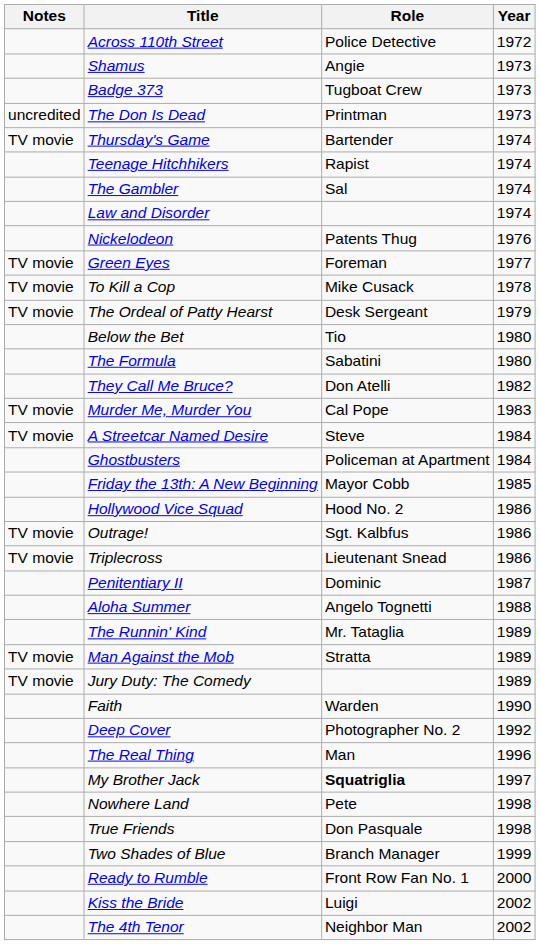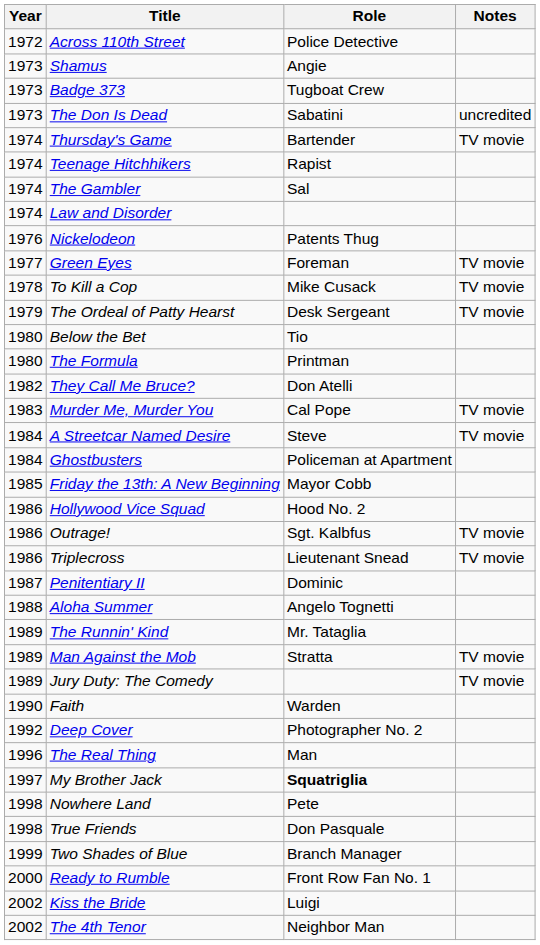columns swapped: (514, 16) <-> (44, 16)
(356, 115) Printman -> (315, 115) Sabatini
(353, 361) Sabatini -> (318, 361) Printman
